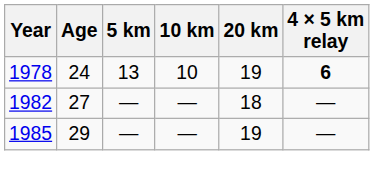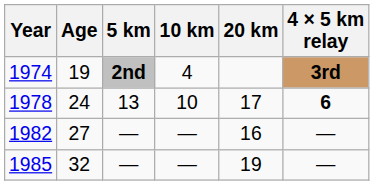+ row: (31, 72)
(251, 72) 19 -> (251, 103) 17
(251, 103) 18 -> (251, 133) 16
(79, 133) 29 -> (79, 164) 32
